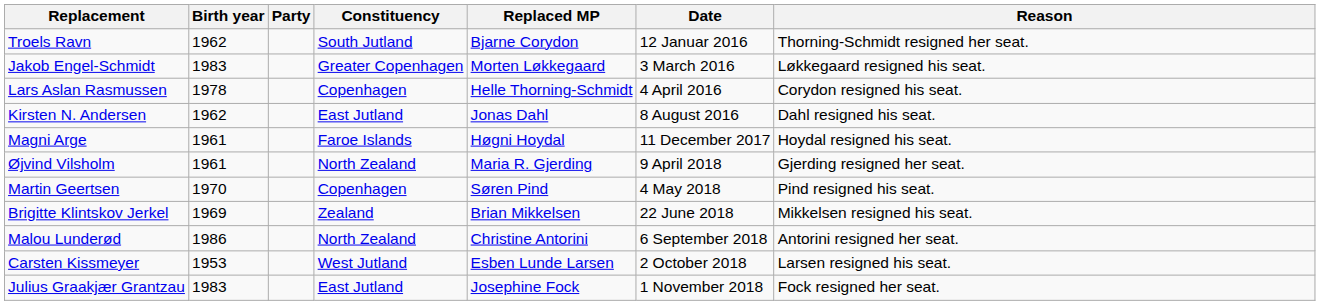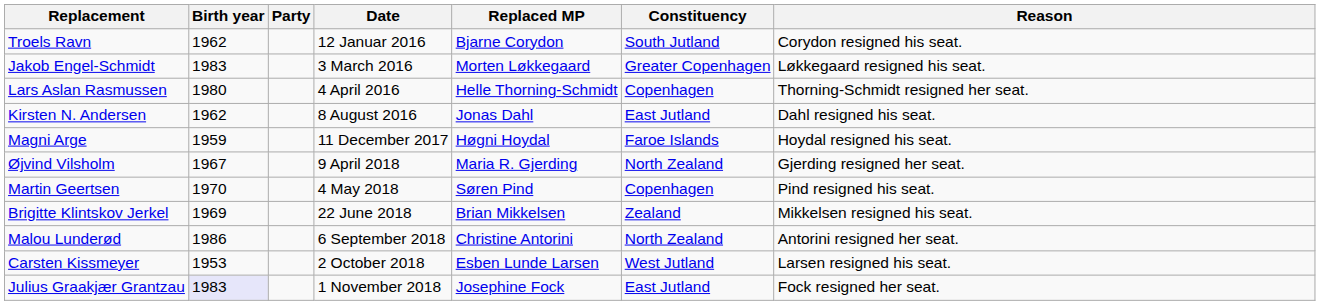columns swapped: (391, 16) <-> (705, 16)
(903, 41) Thorning-Schmidt resigned her seat. -> (870, 41) Corydon resigned his seat.
(209, 90) 1978 -> (209, 90) 1980
(870, 90) Corydon resigned his seat. -> (903, 90) Thorning-Schmidt resigned her seat.
(209, 139) 1961 -> (209, 139) 1959
(209, 164) 1961 -> (209, 164) 1967
(209, 287) no background -> (209, 287) lavender background
